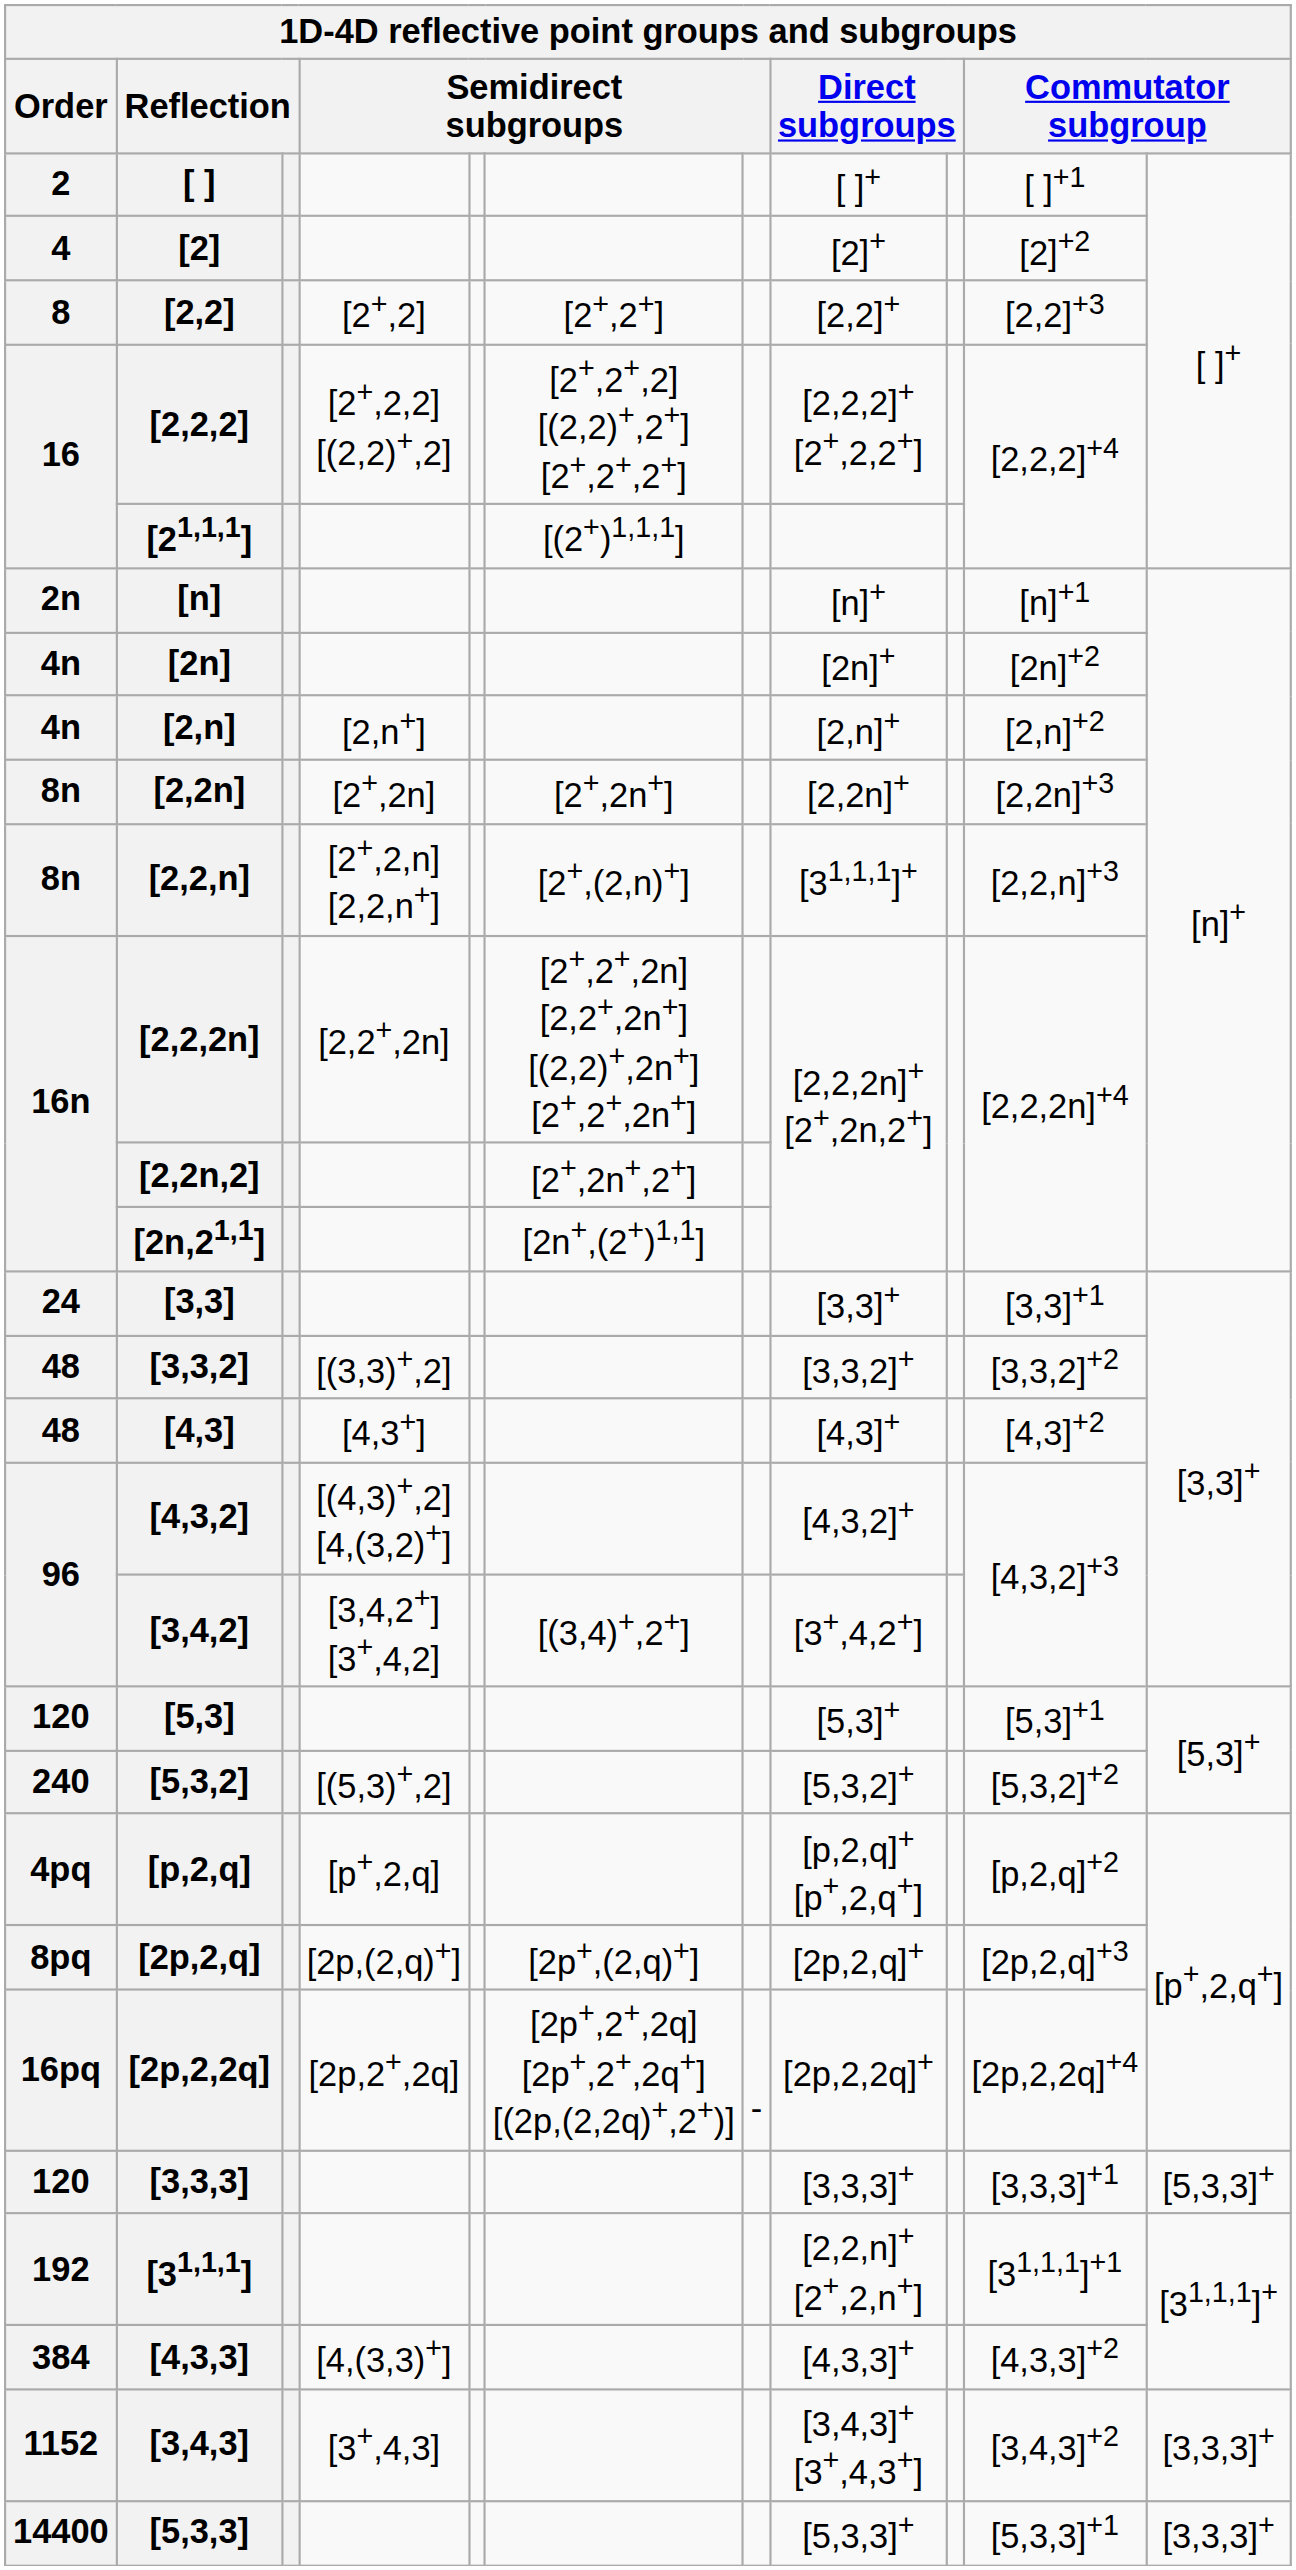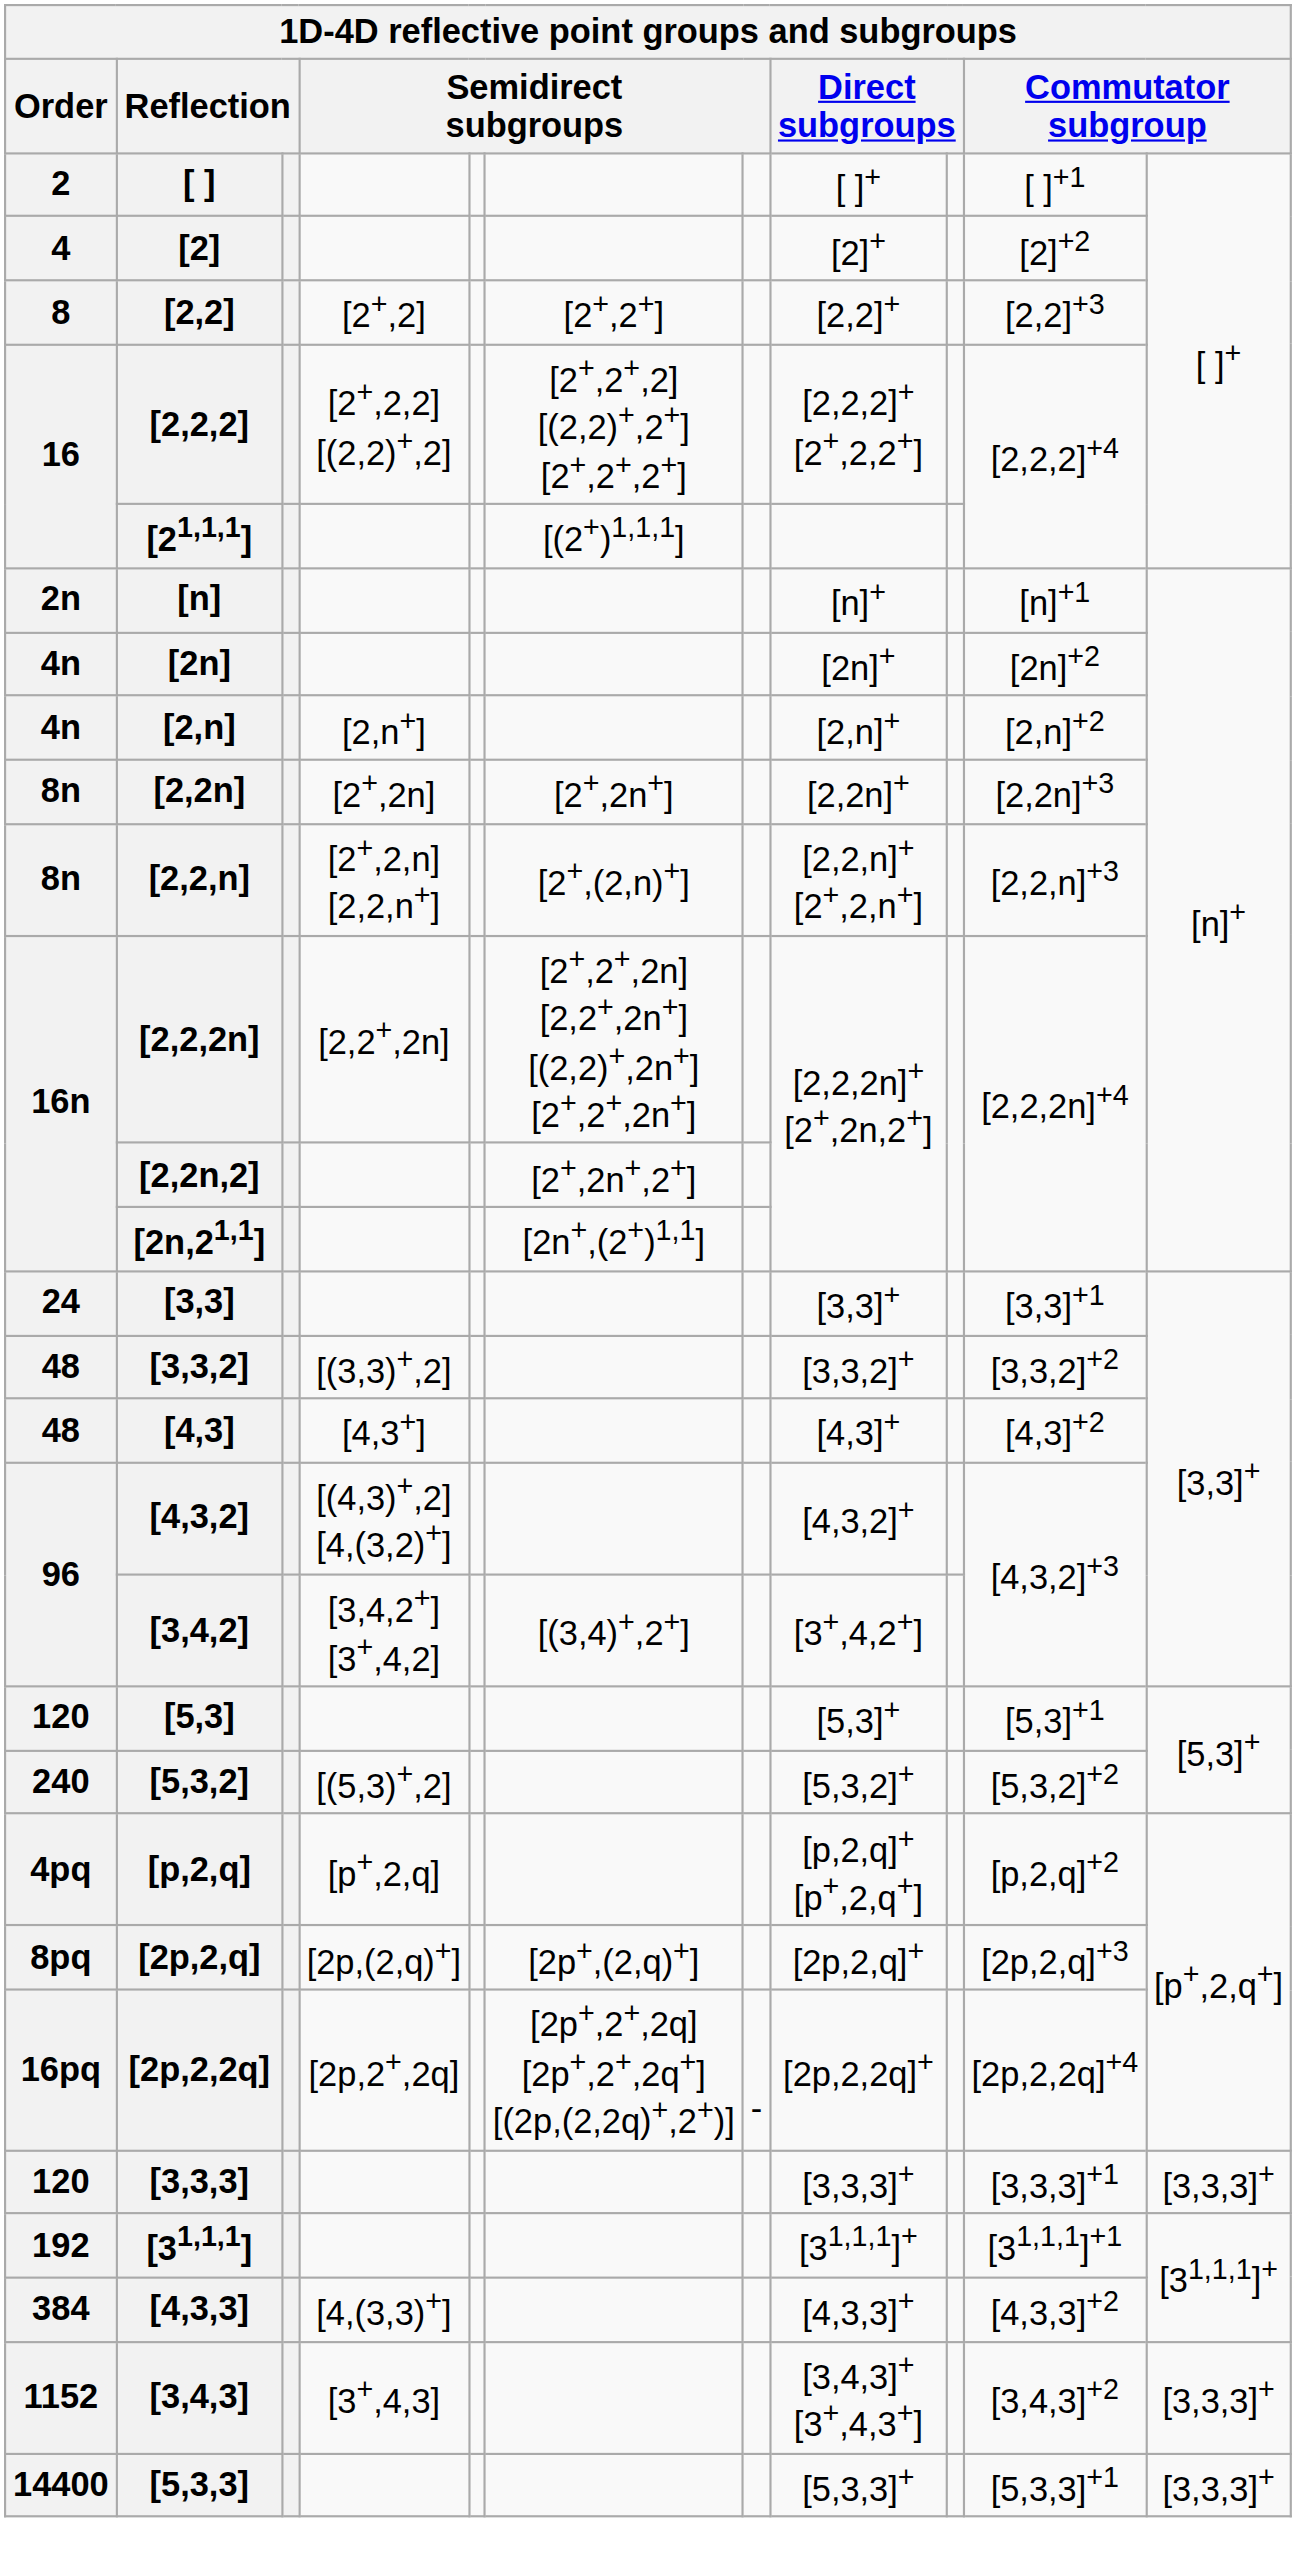(858, 878) [31,1,1]+ -> (858, 879) [2,2,n]+ [2+,2,n+]
(1219, 2181) [5,3,3]+ -> (1219, 2181) [3,3,3]+
(858, 2268) [2,2,n]+ [2+,2,n+] -> (858, 2244) [31,1,1]+
